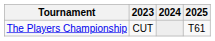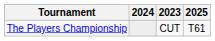columns swapped: (143, 12) <-> (170, 12)
